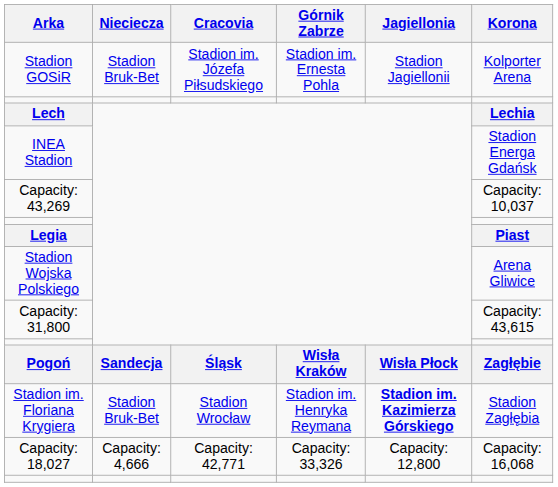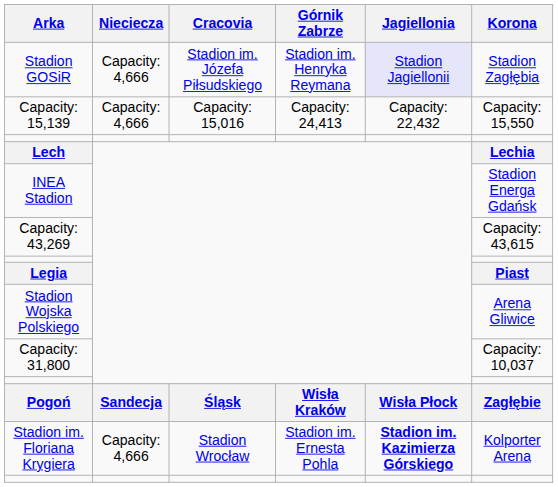(132, 69) Stadion Bruk-Bet -> (131, 69) Capacity: 4,666
(321, 69) Stadion im. Ernesta Pohla -> (320, 69) Stadion im. Henryka Reymana
(419, 69) no background -> (418, 69) lavender background
(512, 69) Kolporter Arena -> (512, 69) Stadion Zagłębia
+ row: (49, 115)
(512, 198) Capacity: 10,037 -> (512, 236) Capacity: 43,615
(512, 319) Capacity: 43,615 -> (512, 357) Capacity: 10,037
(132, 410) Stadion Bruk-Bet -> (131, 448) Capacity: 4,666
(321, 410) Stadion im. Henryka Reymana -> (320, 448) Stadion im. Ernesta Pohla
(512, 410) Stadion Zagłębia -> (512, 448) Kolporter Arena
- row: (49, 456)
